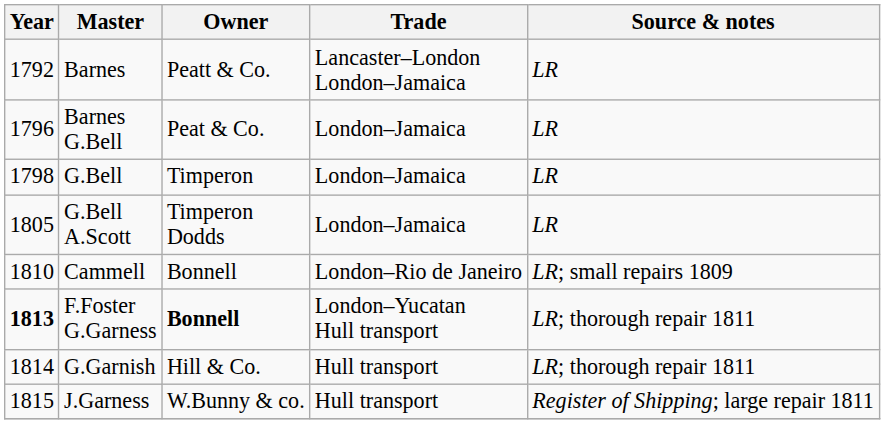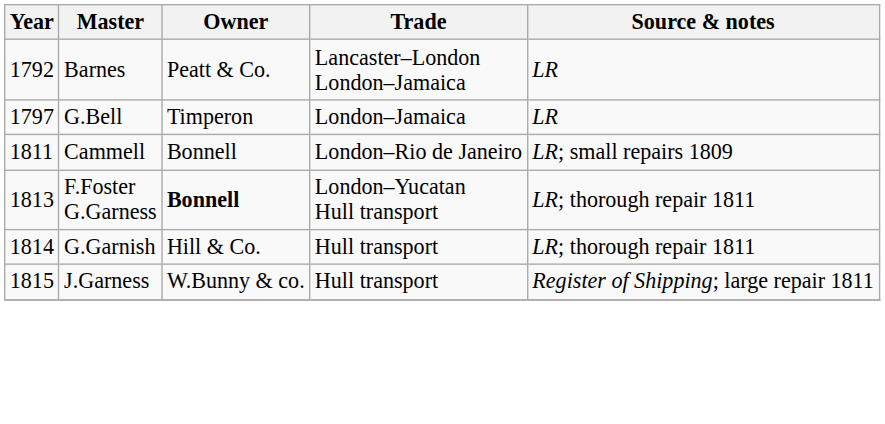- row: (95, 129)
(32, 176) 1798 -> (32, 116) 1797
- row: (98, 224)
(32, 271) 1810 -> (31, 151) 1811
(32, 319) bold -> (32, 199) normal
